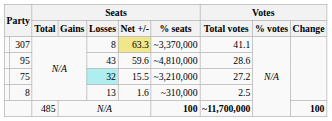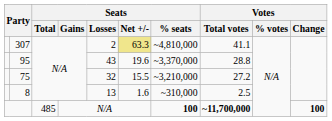(113, 44) 8 -> (113, 44) 2
(176, 44) ~3,370,000 -> (176, 44) ~4,810,000
(140, 60) 59.6 -> (140, 60) 19.6
(176, 60) ~4,810,000 -> (176, 60) ~3,370,000
(242, 60) 28.6 -> (242, 60) 28.8
(111, 76) paleturquoise background -> (111, 76) no background
